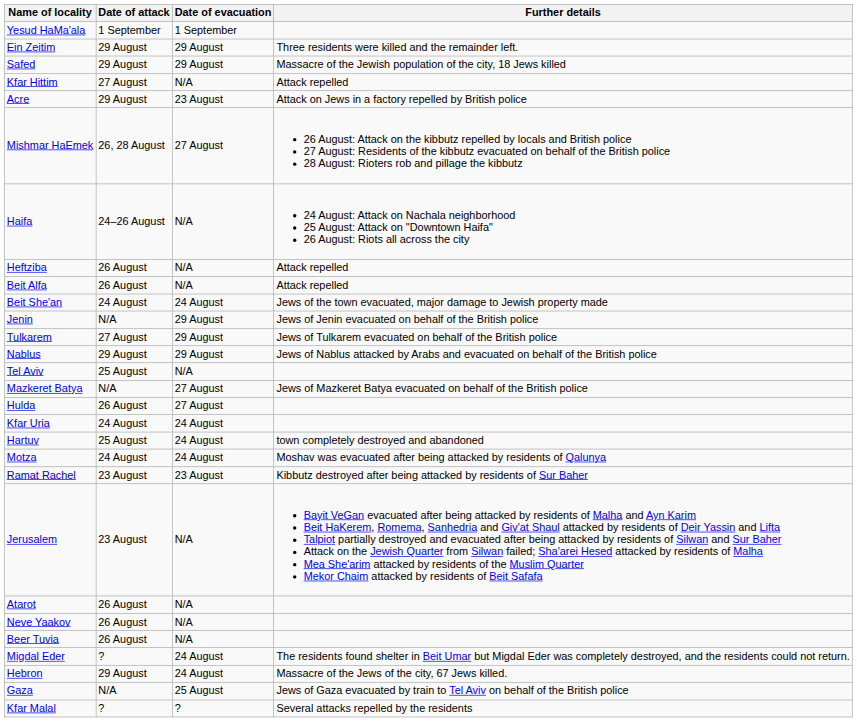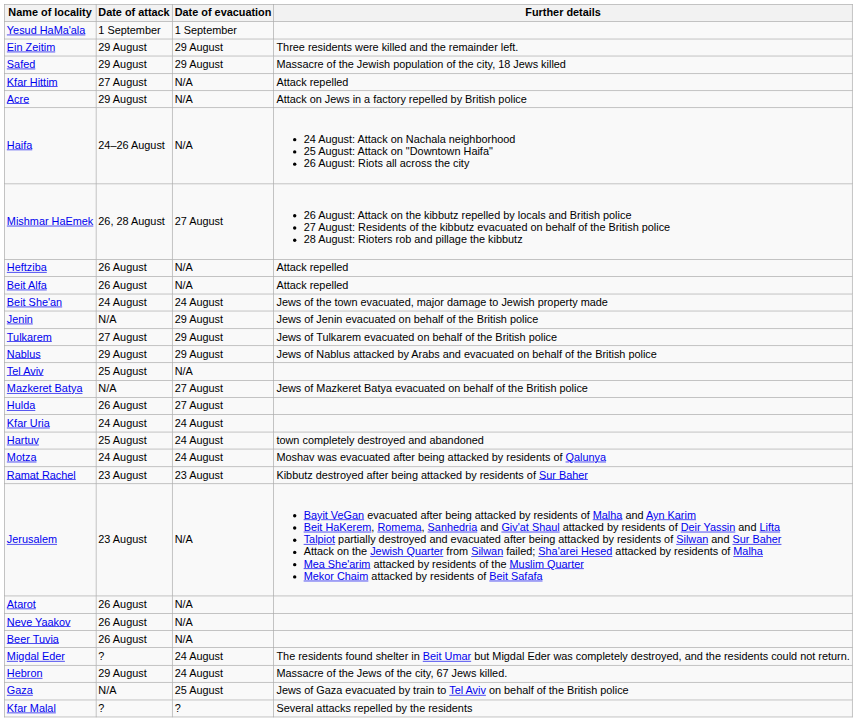(199, 99) 23 August -> (184, 99) N/A
rows swapped: (20, 221) <-> (50, 145)
